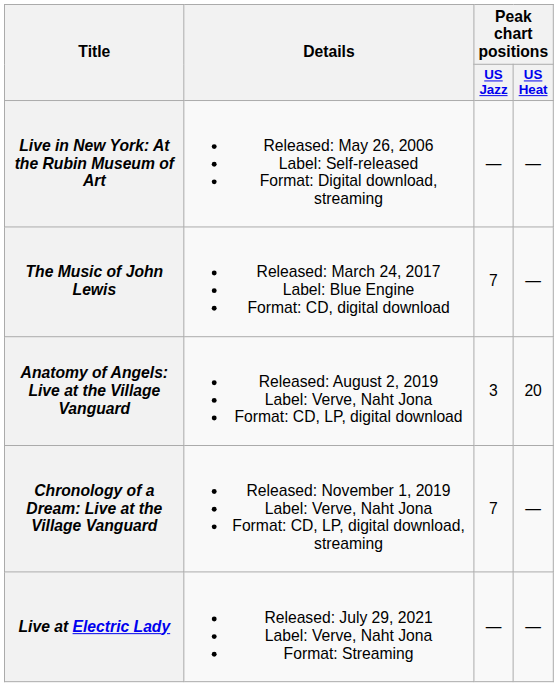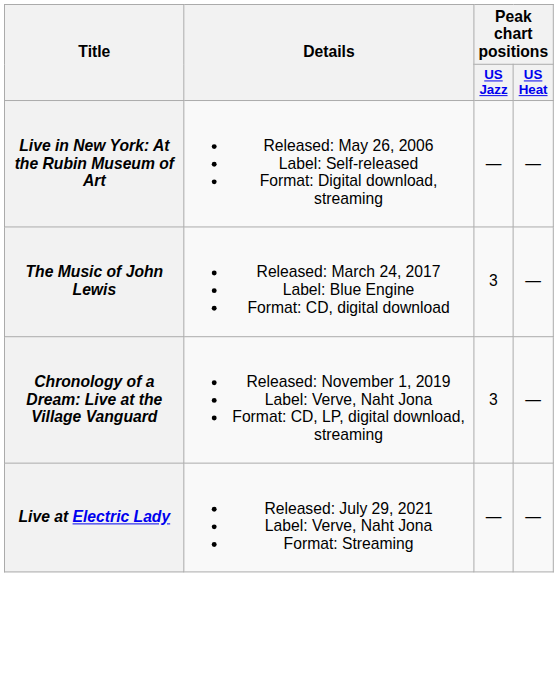(493, 281) 7 -> (493, 281) 3
- row: (94, 390)
(493, 508) 7 -> (493, 399) 3
